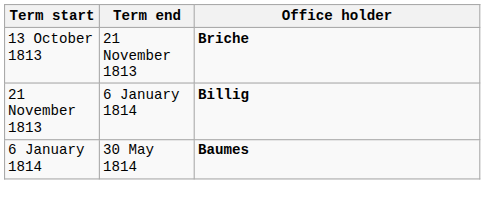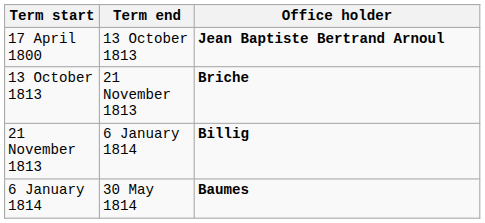+ row: (42, 47)
